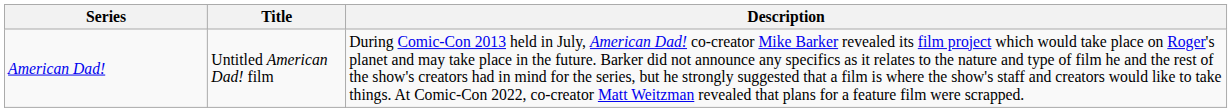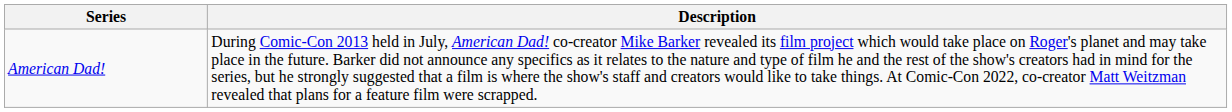- column: (277, 16)
